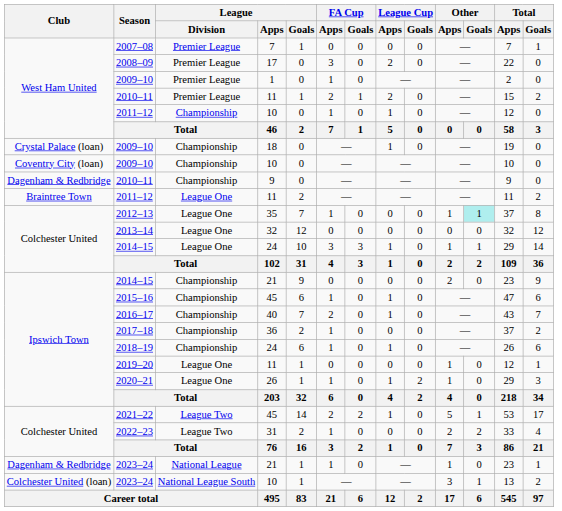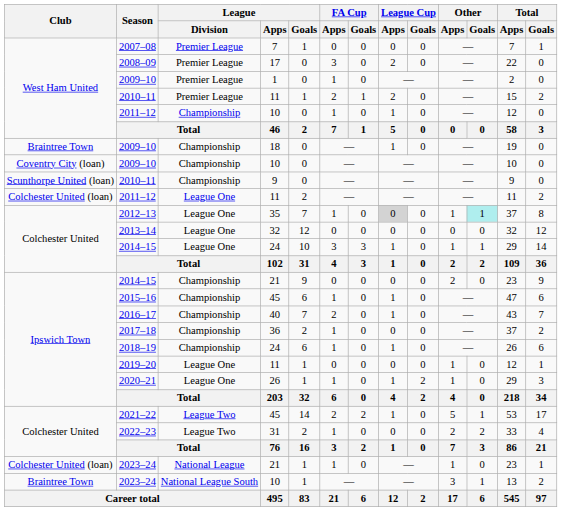(59, 146) Crystal Palace (loan) -> (60, 146) Braintree Town
(59, 180) Dagenham & Redbridge -> (60, 180) Scunthorpe United (loan)
(59, 197) Braintree Town -> (60, 197) Colchester United (loan)
(390, 213) no background -> (393, 213) lightgrey background
(59, 465) Dagenham & Redbridge -> (60, 465) Colchester United (loan)
(59, 481) Colchester United (loan) -> (60, 481) Braintree Town
